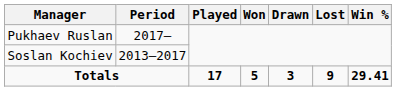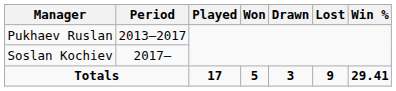(152, 35) 2017– -> (152, 35) 2013–2017
(152, 55) 2013–2017 -> (152, 55) 2017–
